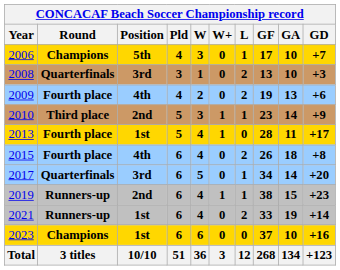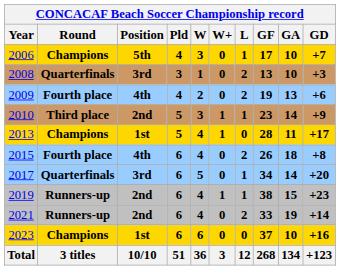(78, 134) Fourth place -> (78, 134) Champions
(142, 214) 1st -> (142, 214) 2nd
